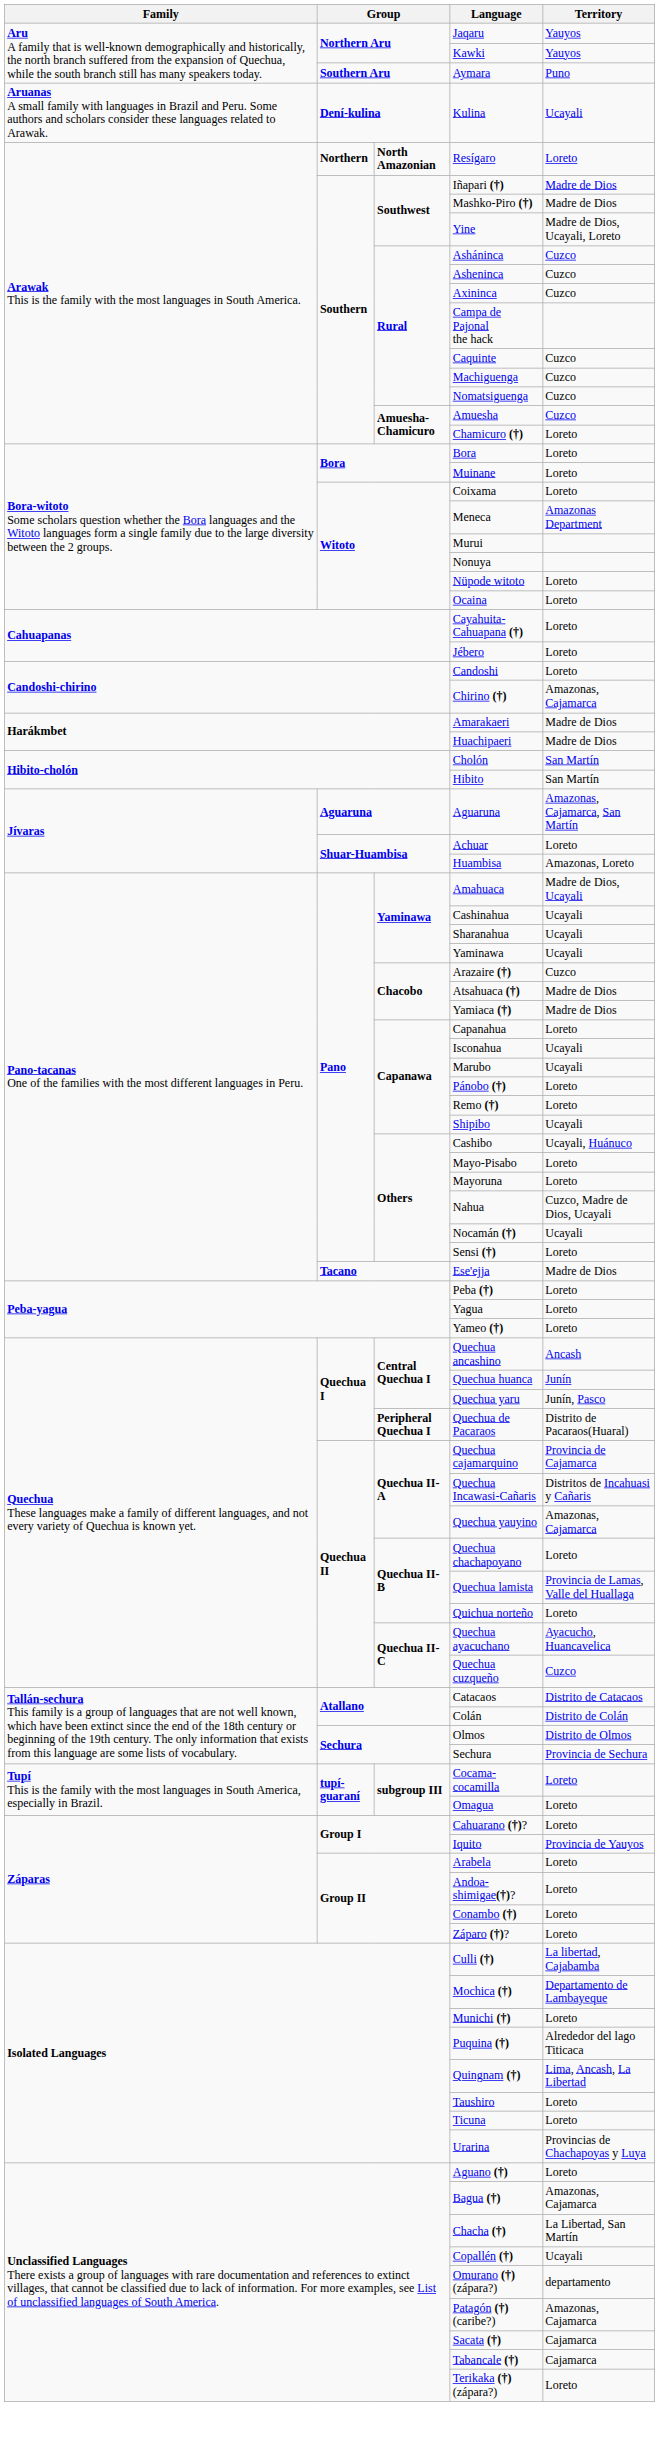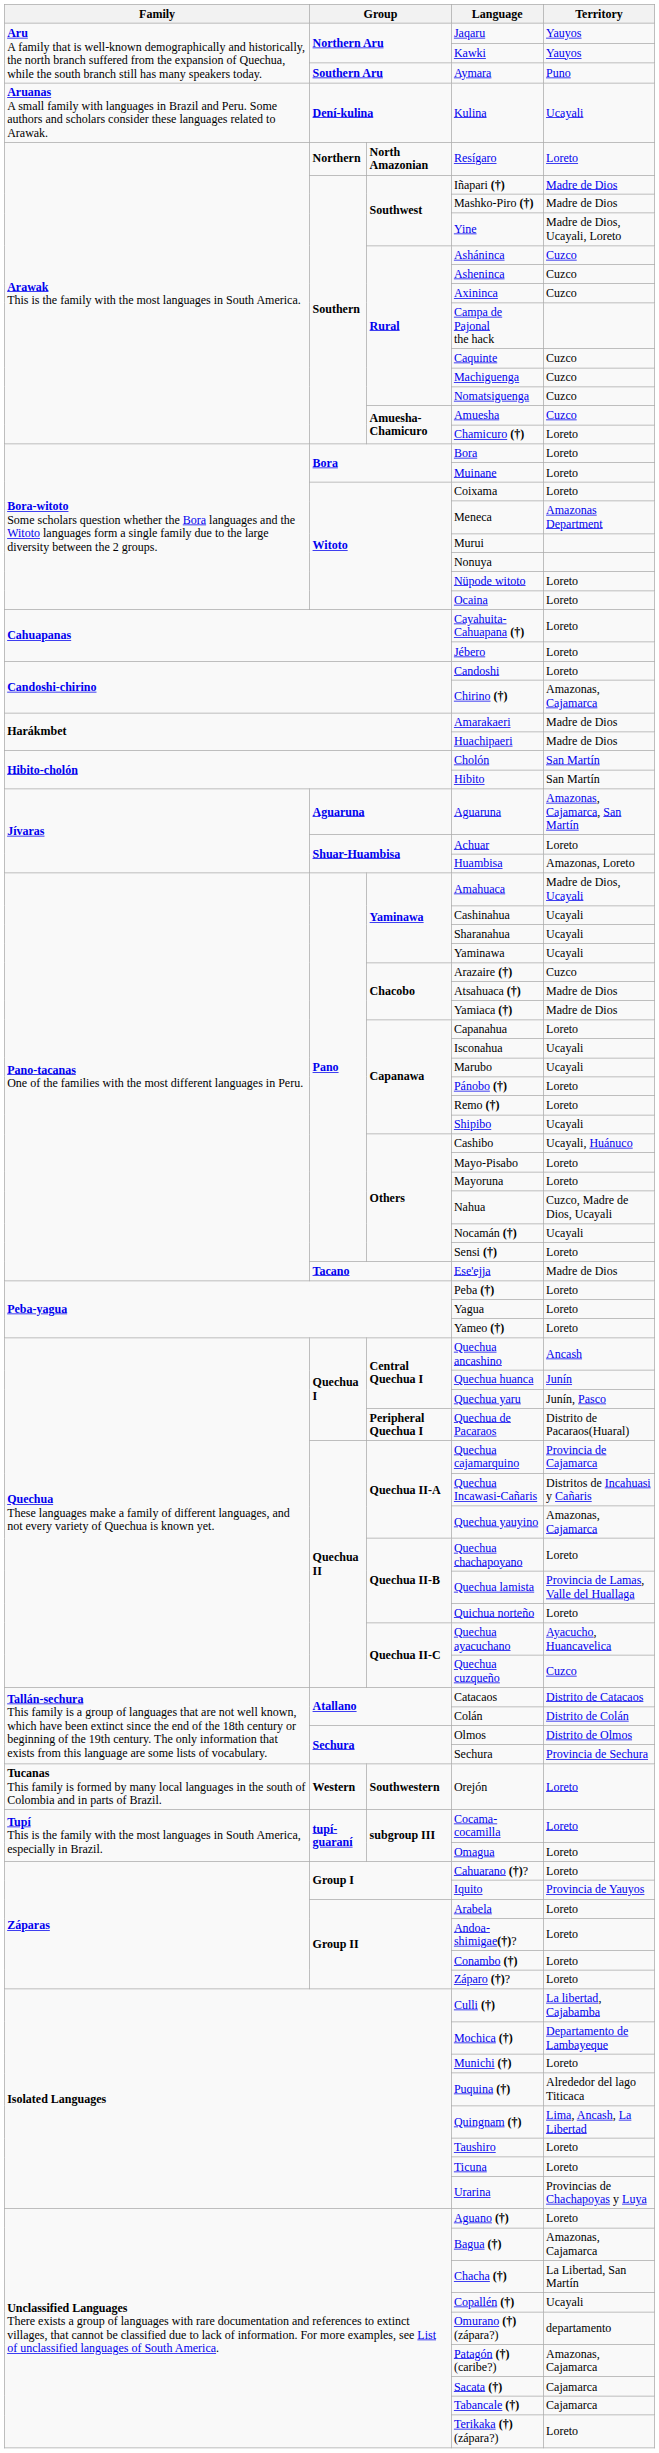+ row: (471, 1786)
